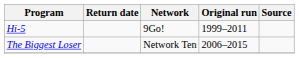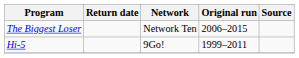rows swapped: (44, 45) <-> (16, 28)
